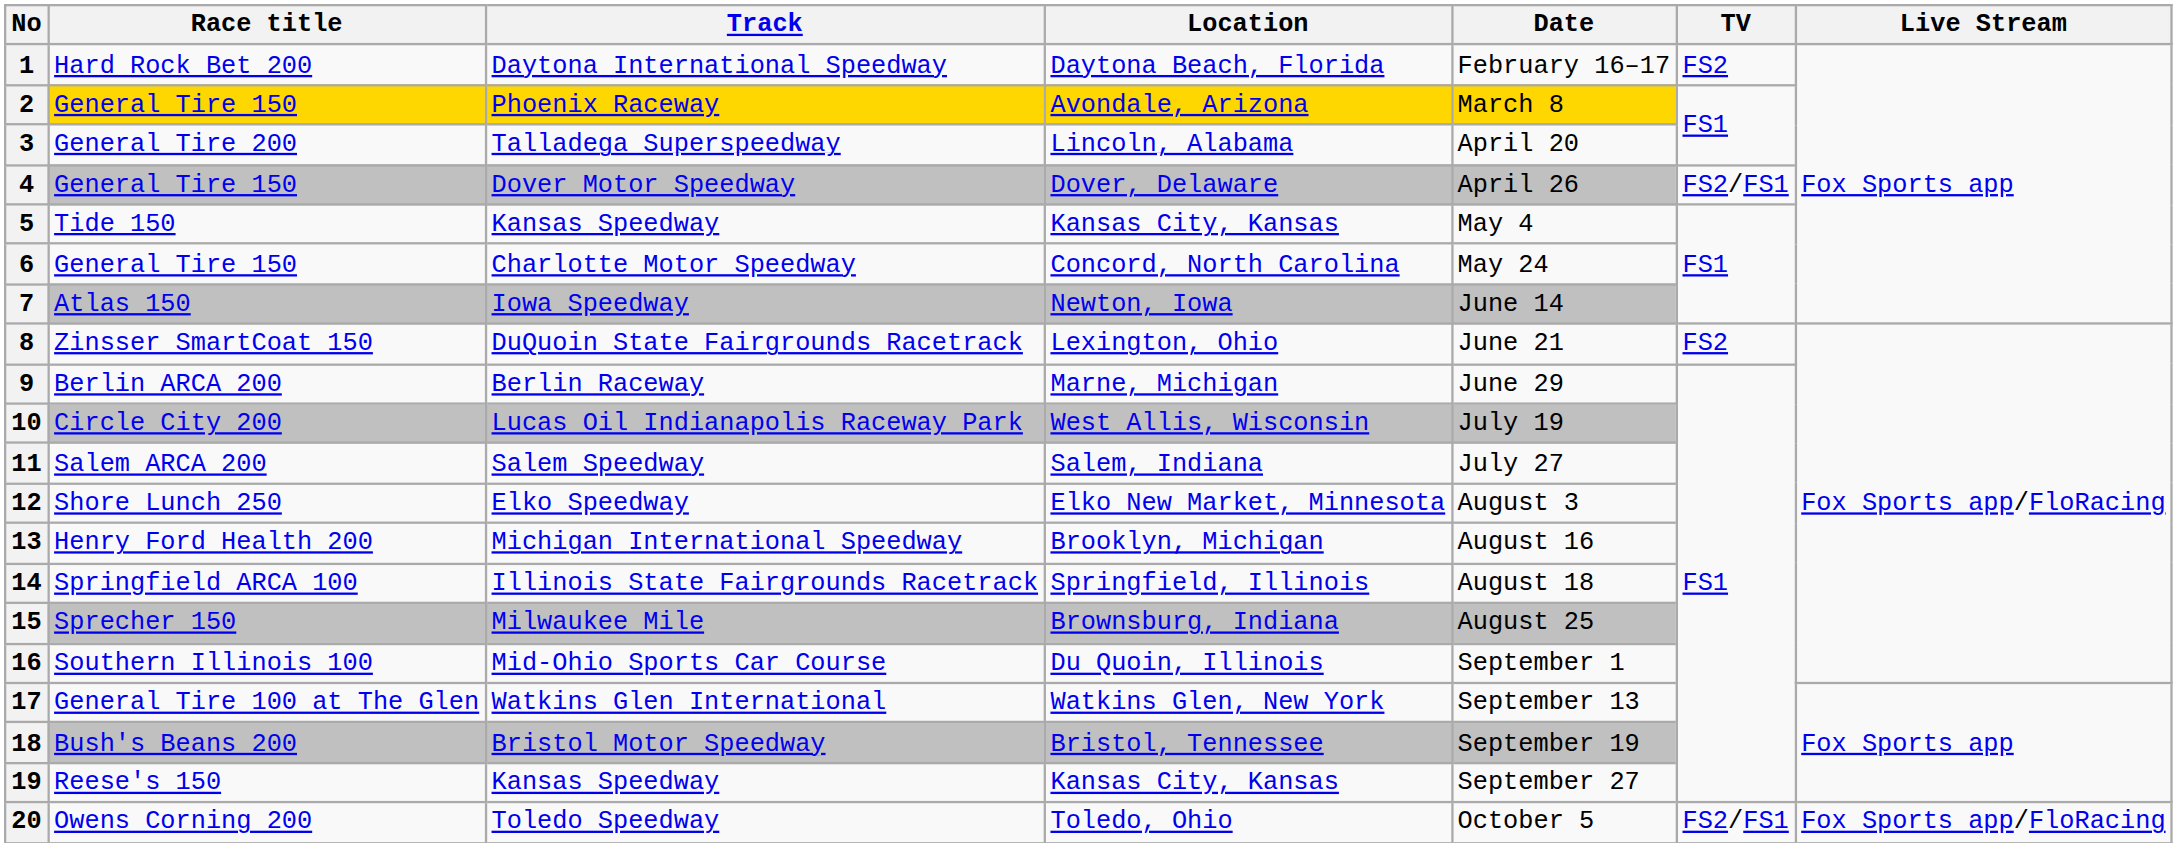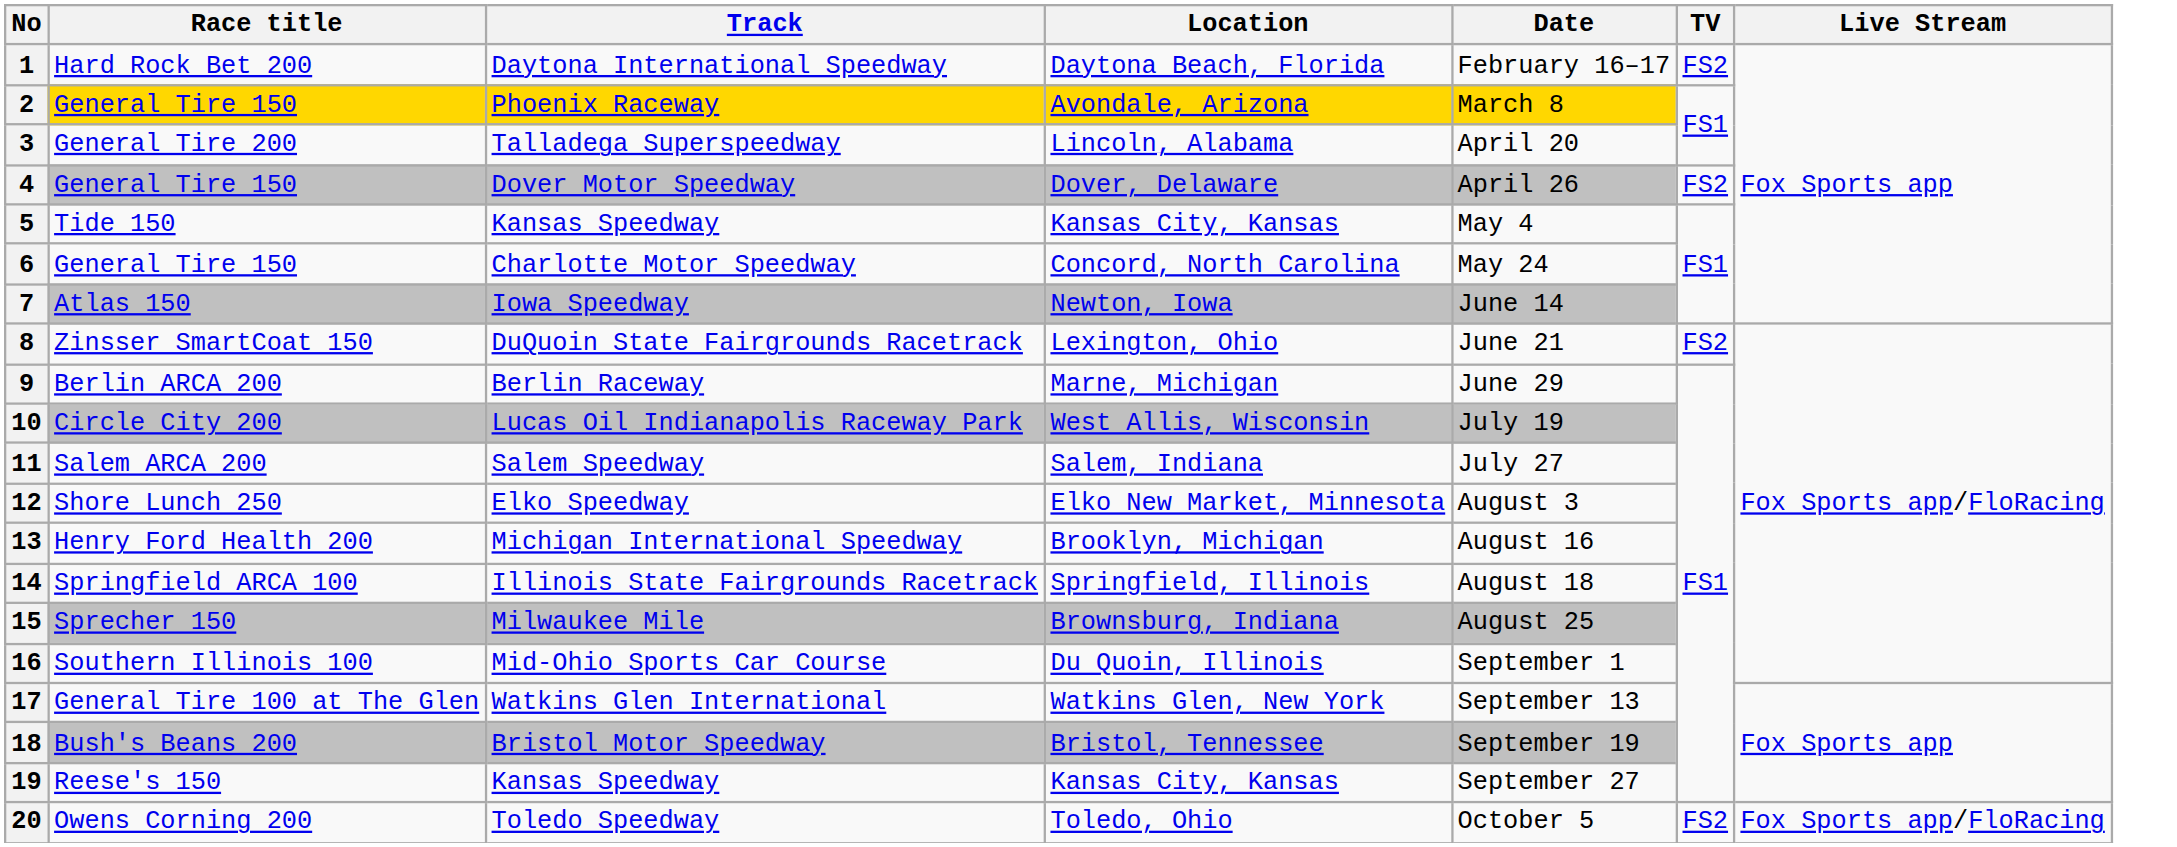(1736, 185) FS2/FS1 -> (1705, 185) FS2
(1736, 822) FS2/FS1 -> (1705, 822) FS2
